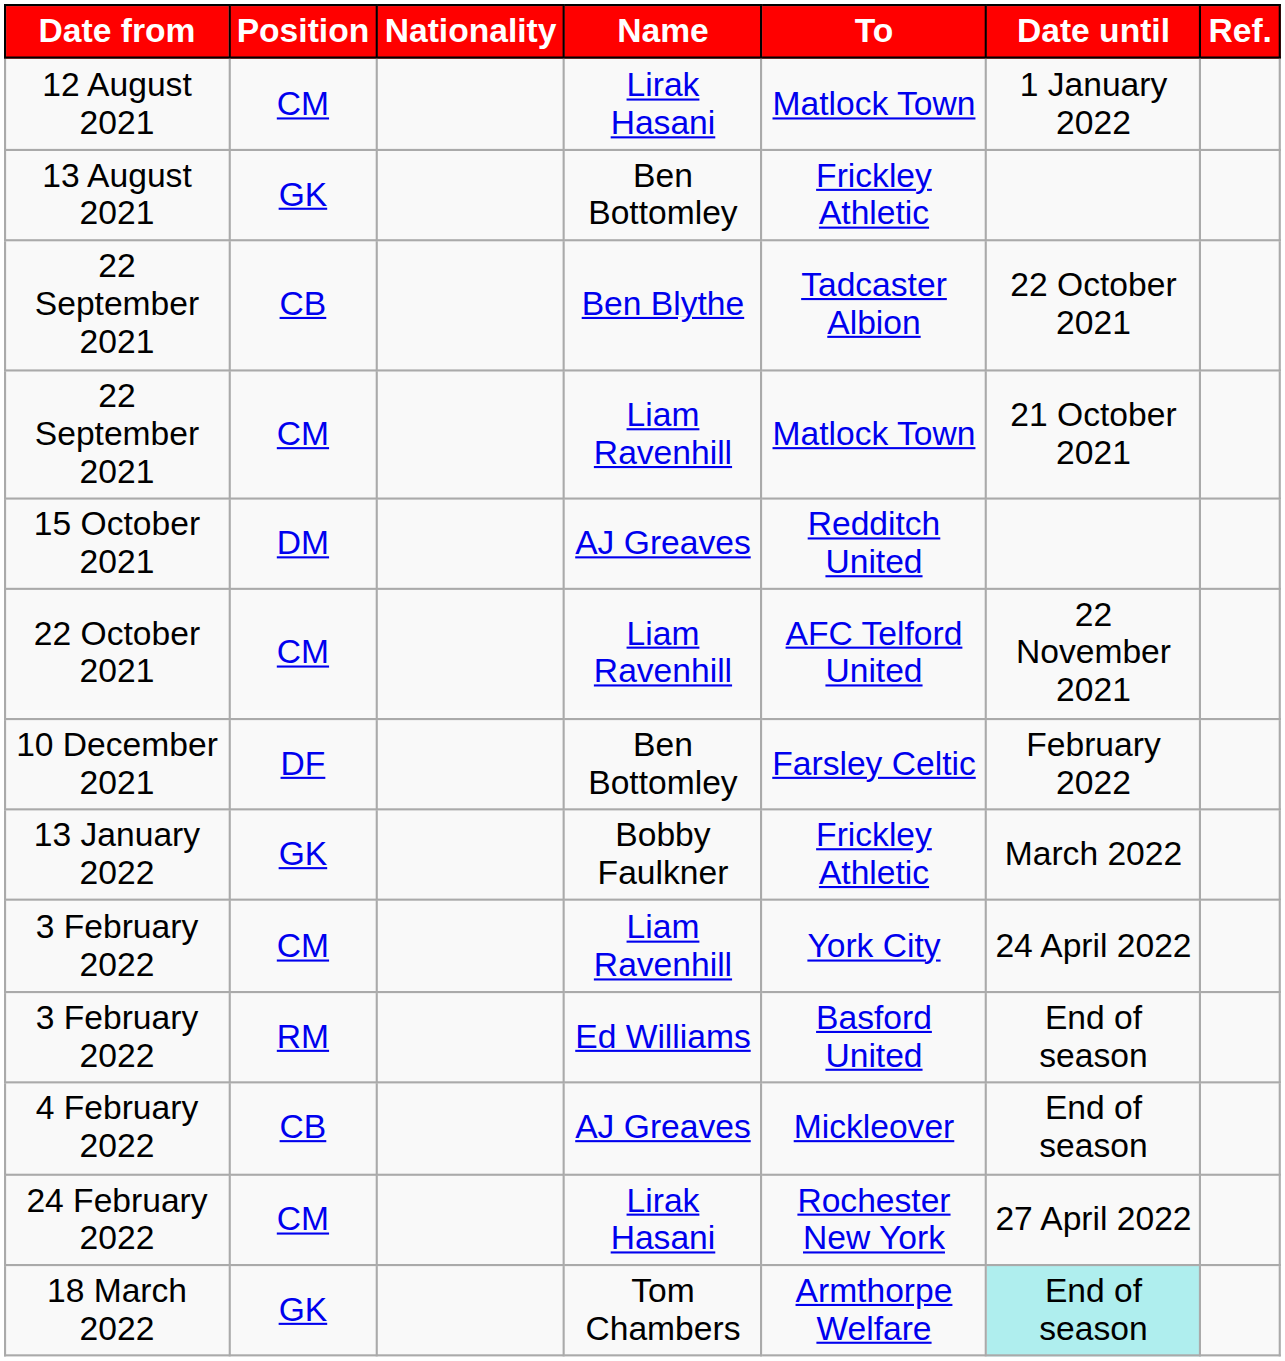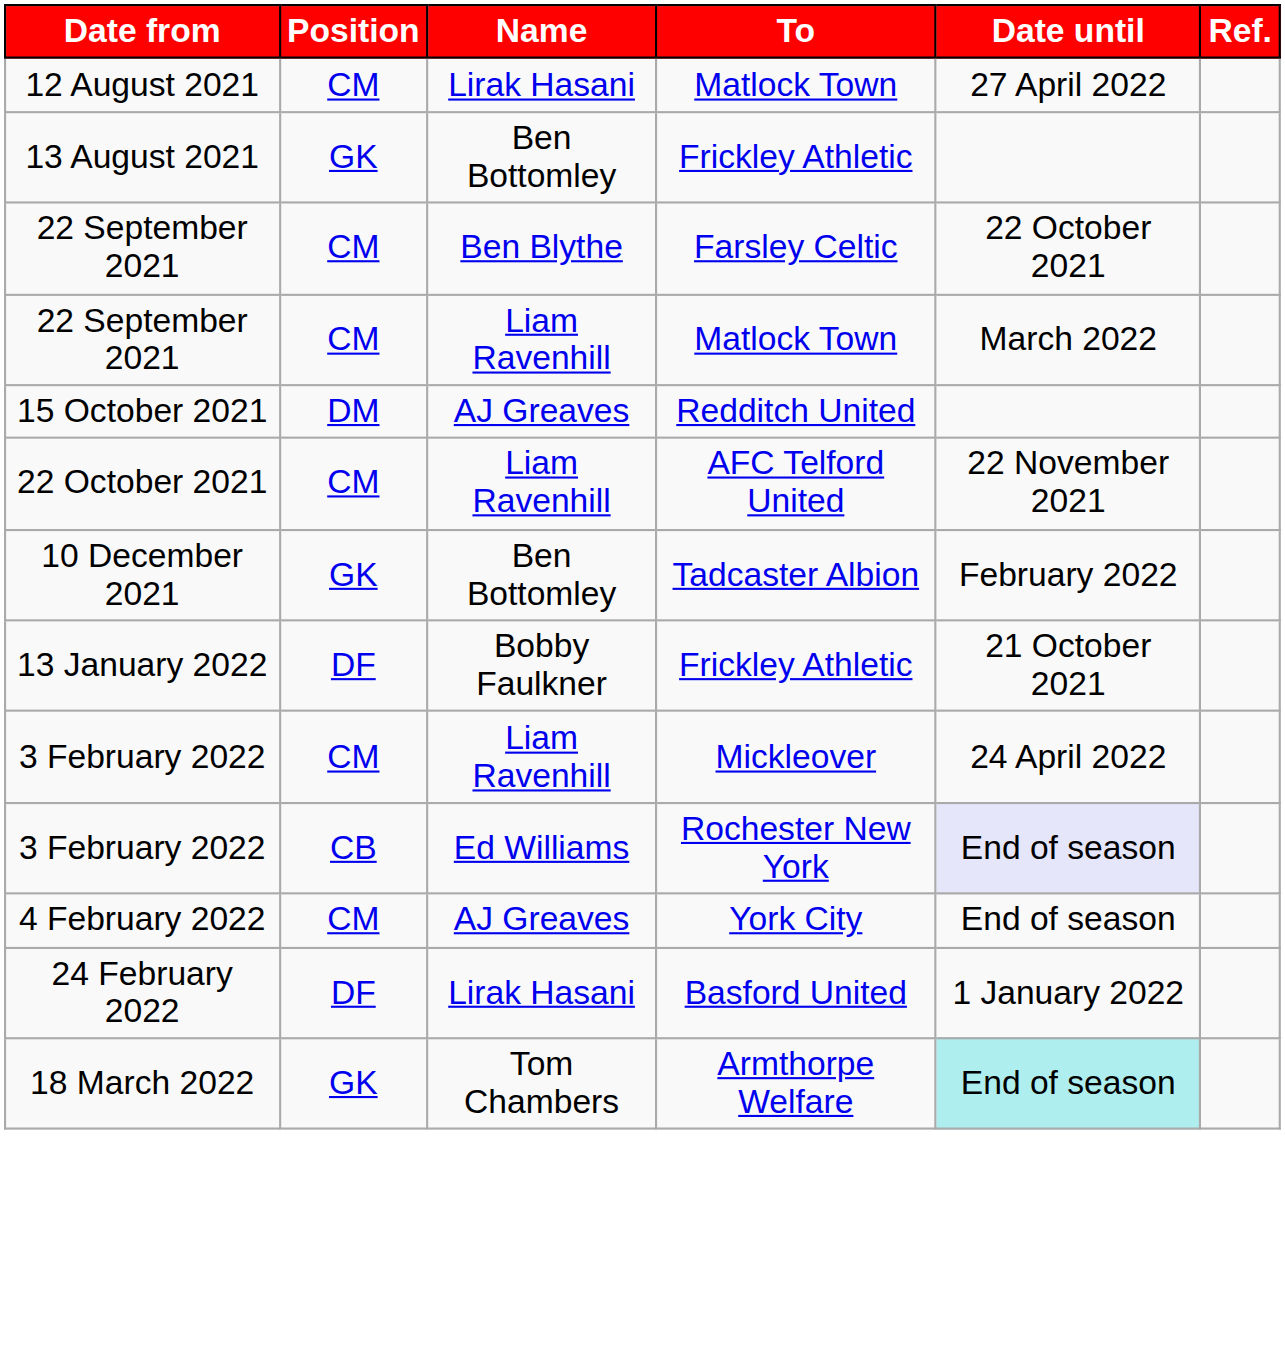- column: (471, 31)
(1093, 103) 1 January 2022 -> (1068, 84) 27 April 2022
(303, 304) CB -> (353, 247) CM
(874, 304) Tadcaster Albion -> (796, 247) Farsley Celtic
(1093, 433) 21 October 2021 -> (1068, 338) March 2022
(303, 763) DF -> (353, 574) GK
(874, 763) Farsley Celtic -> (796, 574) Tadcaster Albion
(303, 854) GK -> (353, 665) DF
(1093, 854) March 2022 -> (1068, 665) 21 October 2021
(874, 945) York City -> (796, 756) Mickleover
(303, 1036) RM -> (353, 847) CB
(874, 1036) Basford United -> (796, 847) Rochester New York
(1093, 1036) no background -> (1068, 847) lavender background
(303, 1127) CB -> (353, 919) CM
(874, 1127) Mickleover -> (796, 919) York City
(303, 1218) CM -> (353, 991) DF
(874, 1218) Rochester New York -> (796, 991) Basford United
(1093, 1218) 27 April 2022 -> (1068, 991) 1 January 2022
